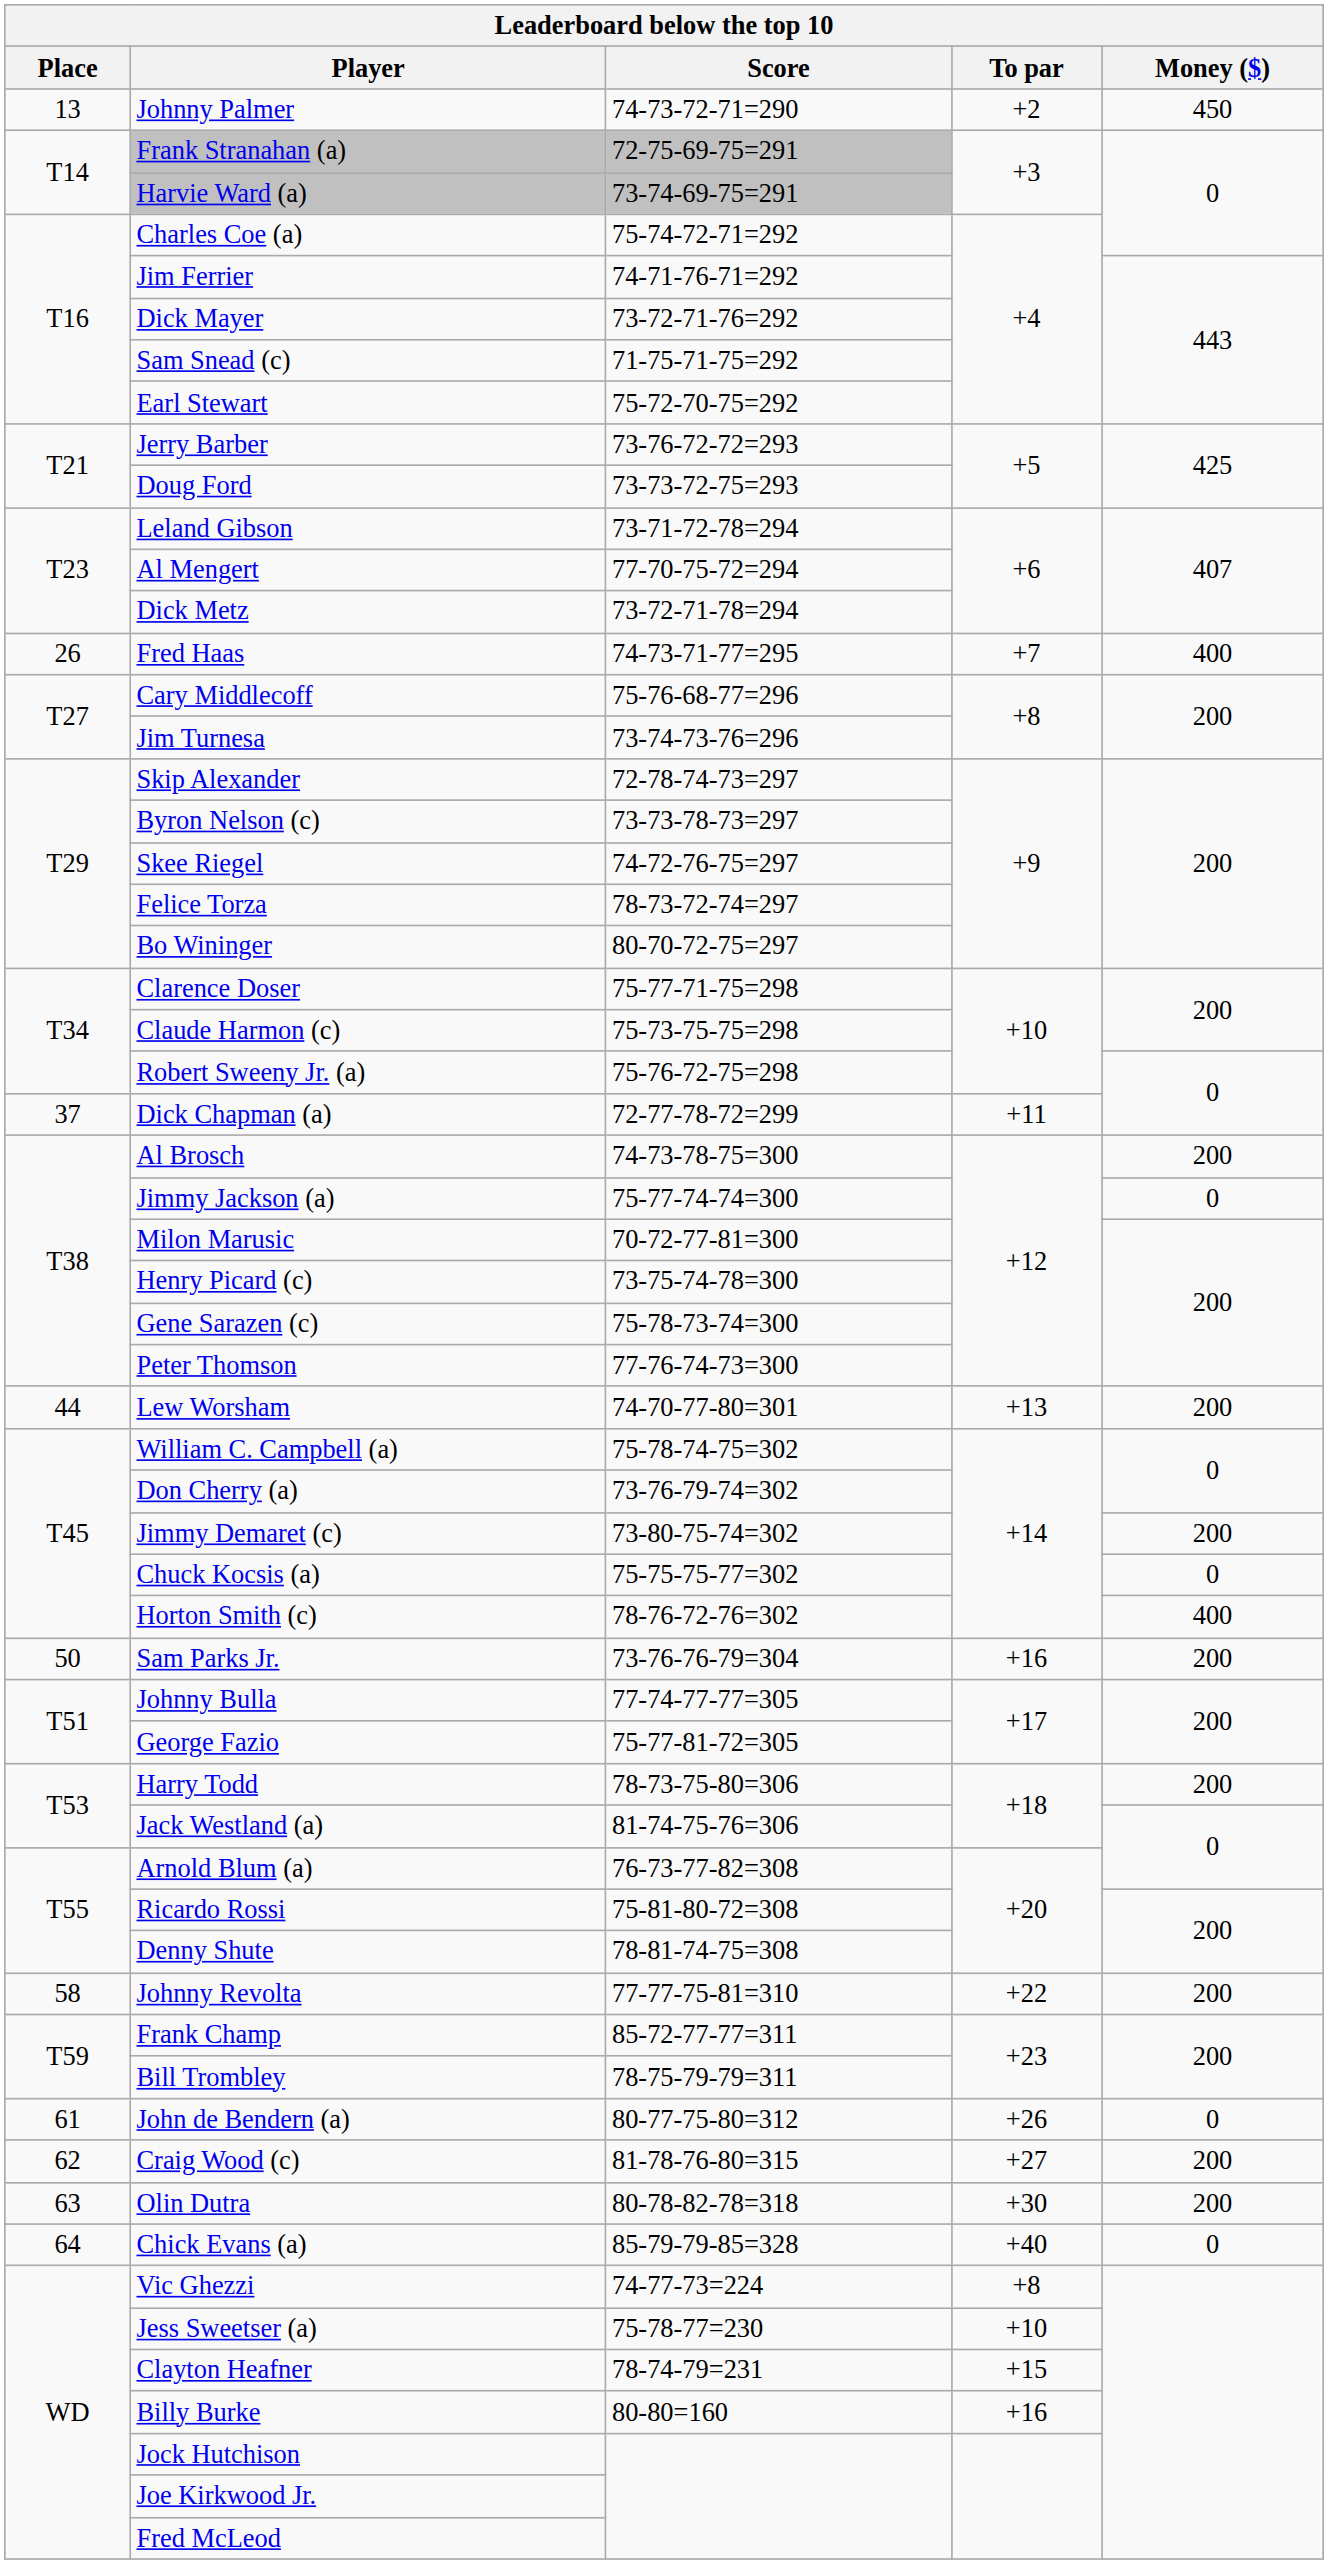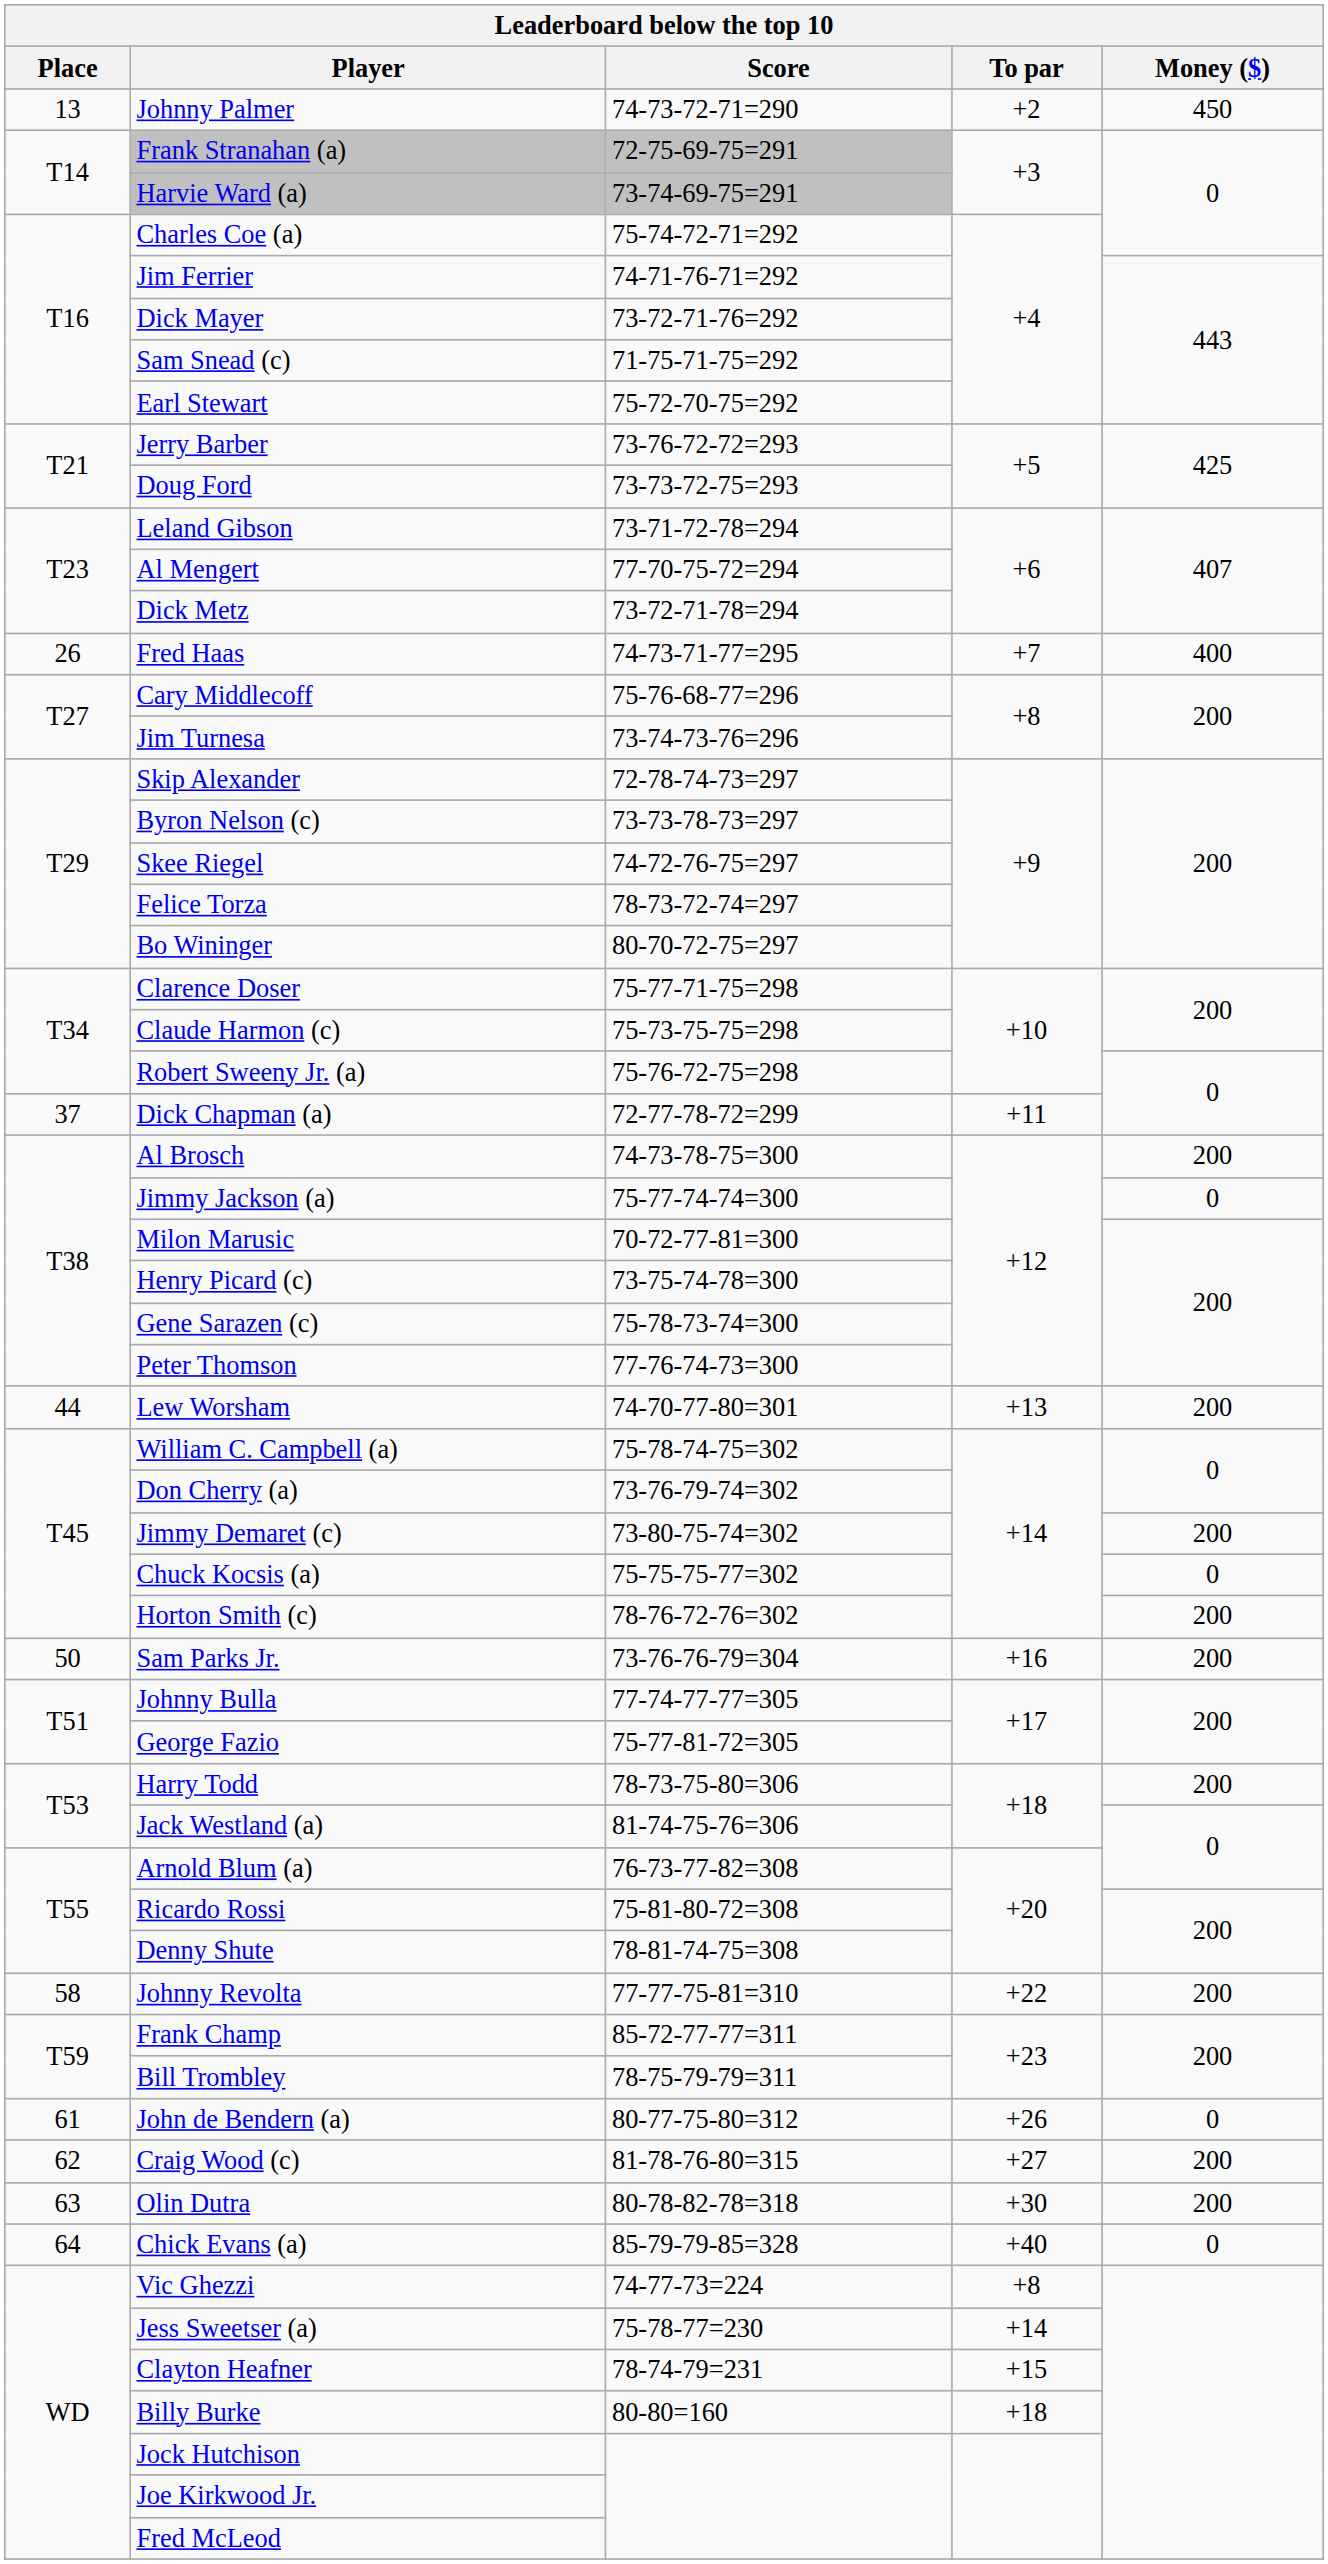(1213, 1616) 400 -> (1213, 1616) 200
(1027, 2328) +10 -> (1027, 2328) +14
(1027, 2411) +16 -> (1027, 2411) +18
